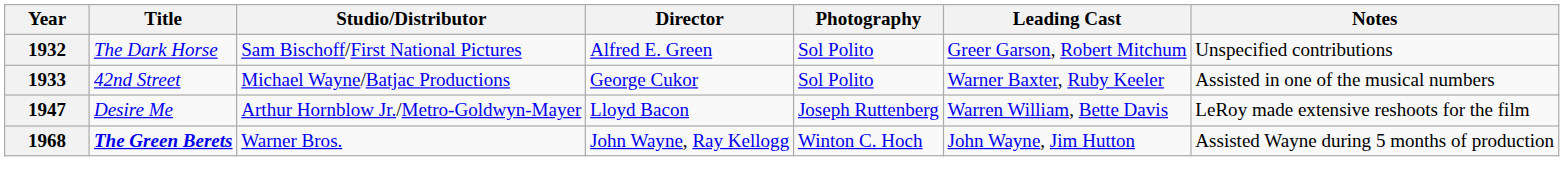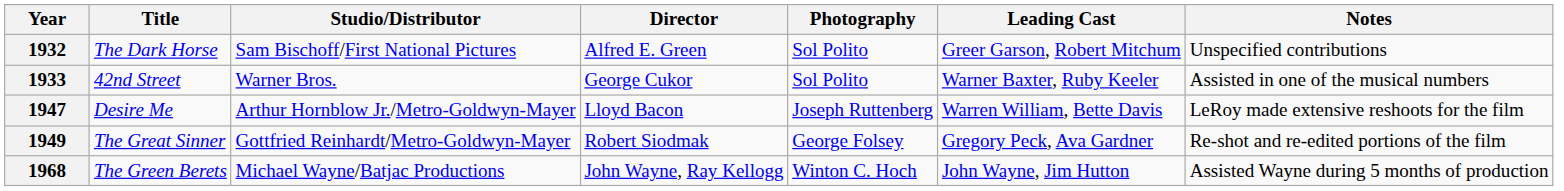(376, 79) Michael Wayne/Batjac Productions -> (286, 79) Warner Bros.
+ row: (47, 140)
(163, 140) bold -> (160, 170) normal
(292, 140) Warner Bros. -> (370, 170) Michael Wayne/Batjac Productions
